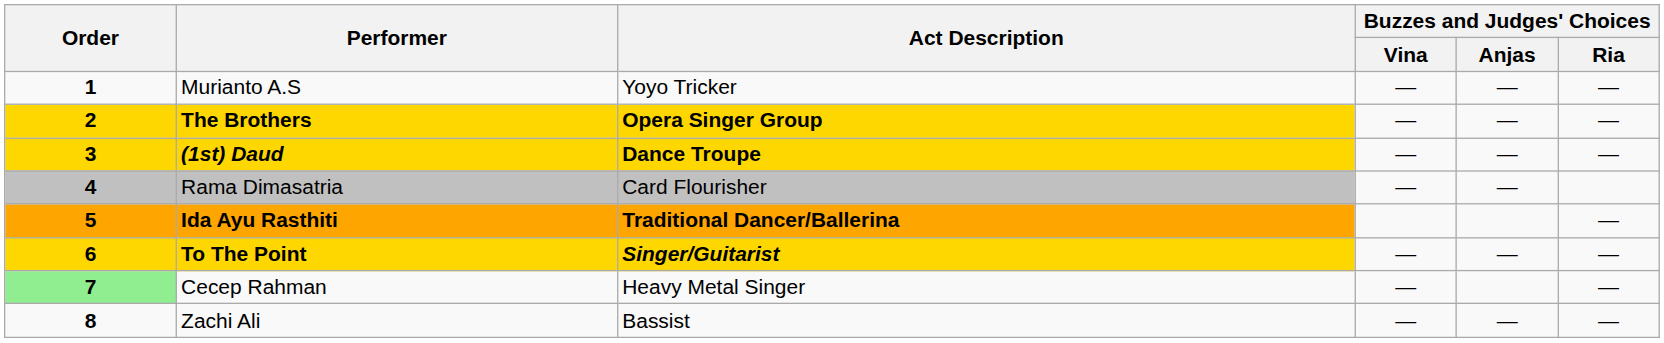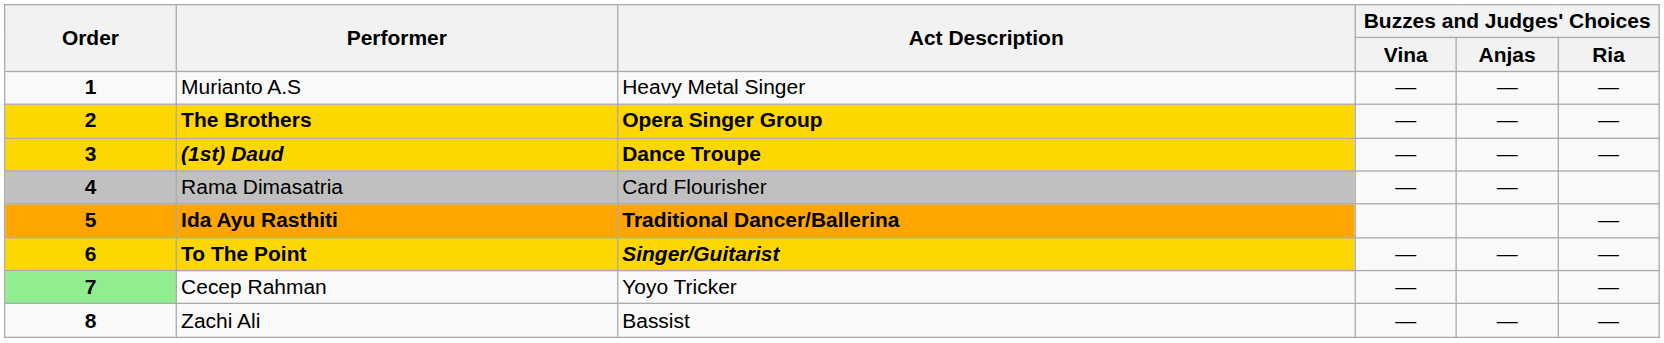(680, 87) Yoyo Tricker -> (714, 87) Heavy Metal Singer
(714, 287) Heavy Metal Singer -> (680, 287) Yoyo Tricker
